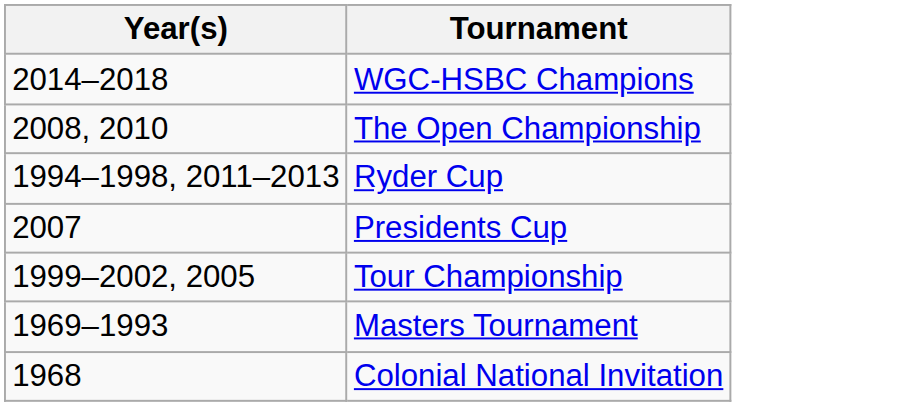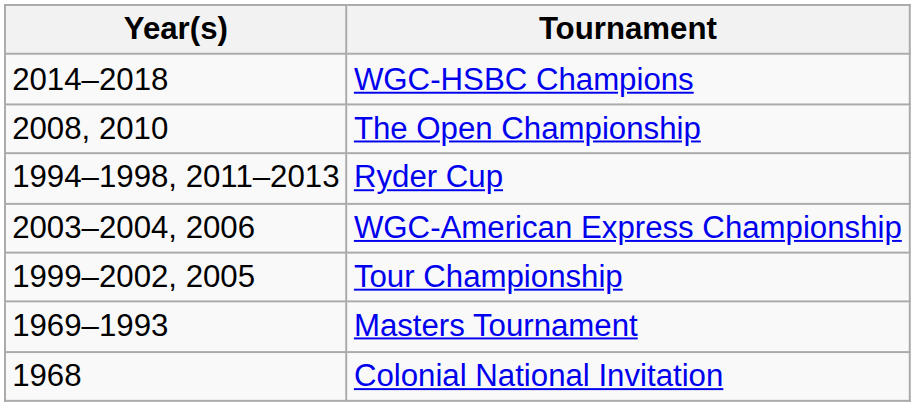- row: (461, 227)
+ row: (628, 227)
